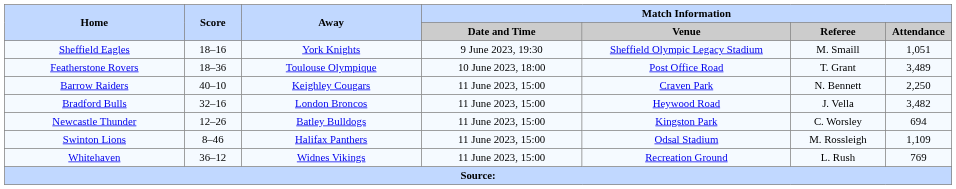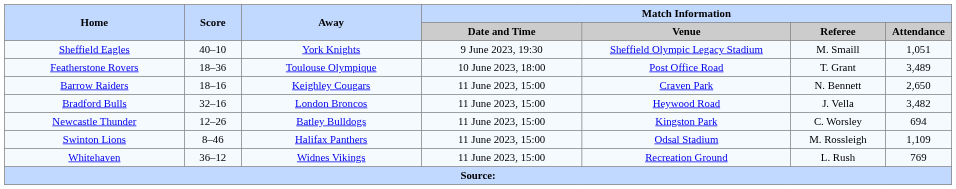(213, 49) 18–16 -> (213, 49) 40–10
(213, 85) 40–10 -> (213, 85) 18–16
(918, 85) 2,250 -> (918, 85) 2,650
